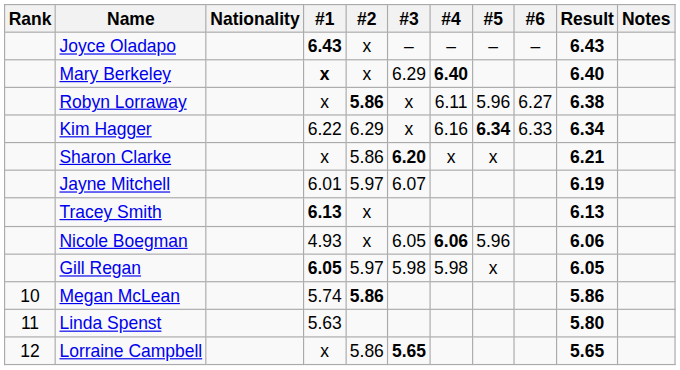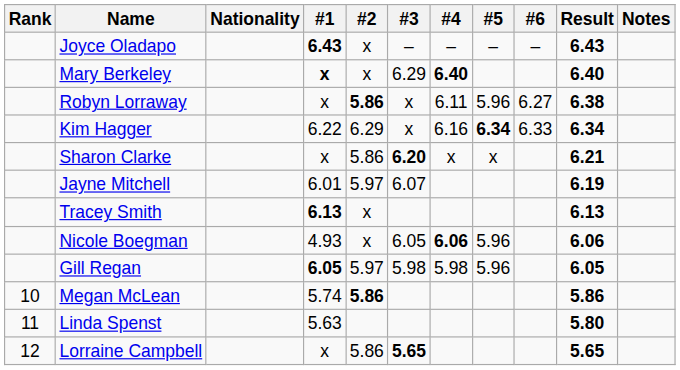(493, 268) x -> (493, 268) 5.96
